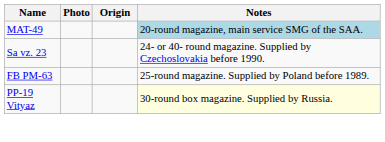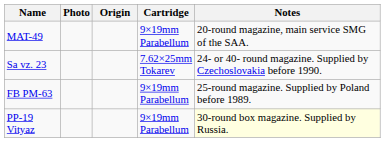+ column: (166, 13)
(251, 30) lightblue background -> (281, 36) no background
